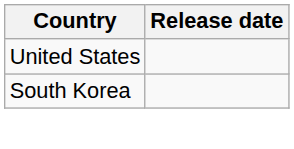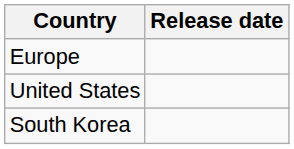+ row: (45, 56)
